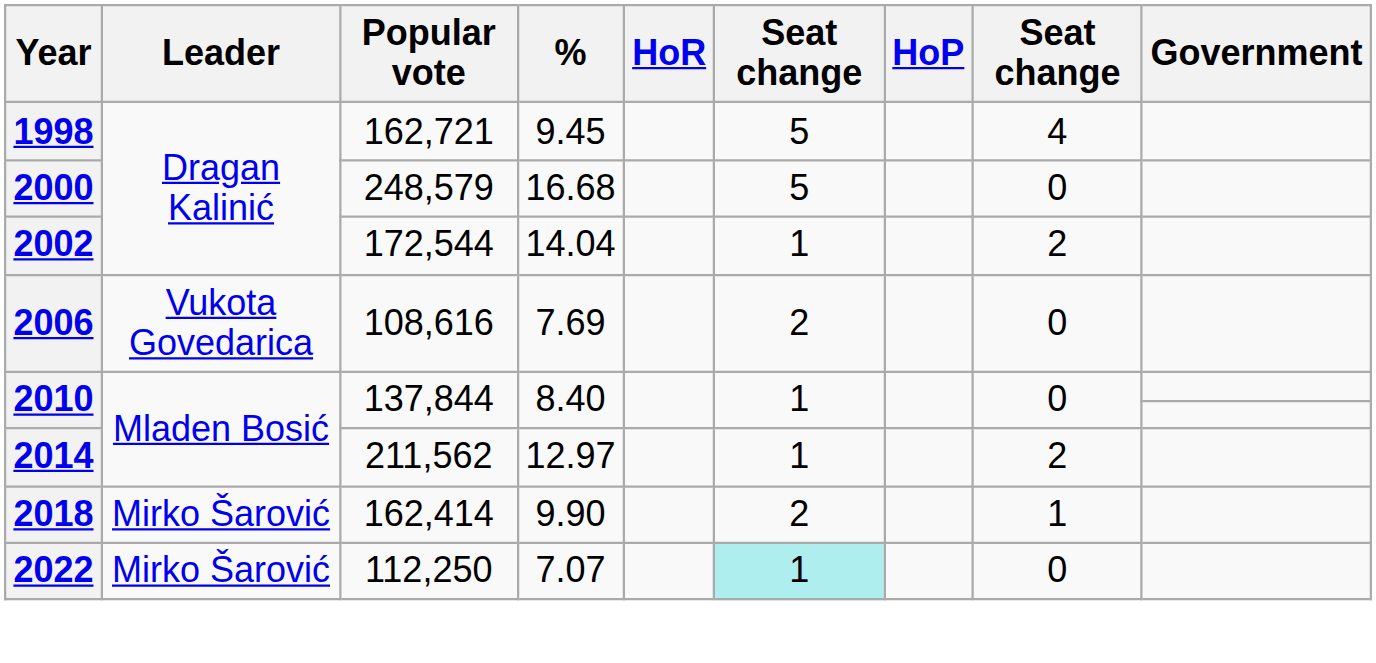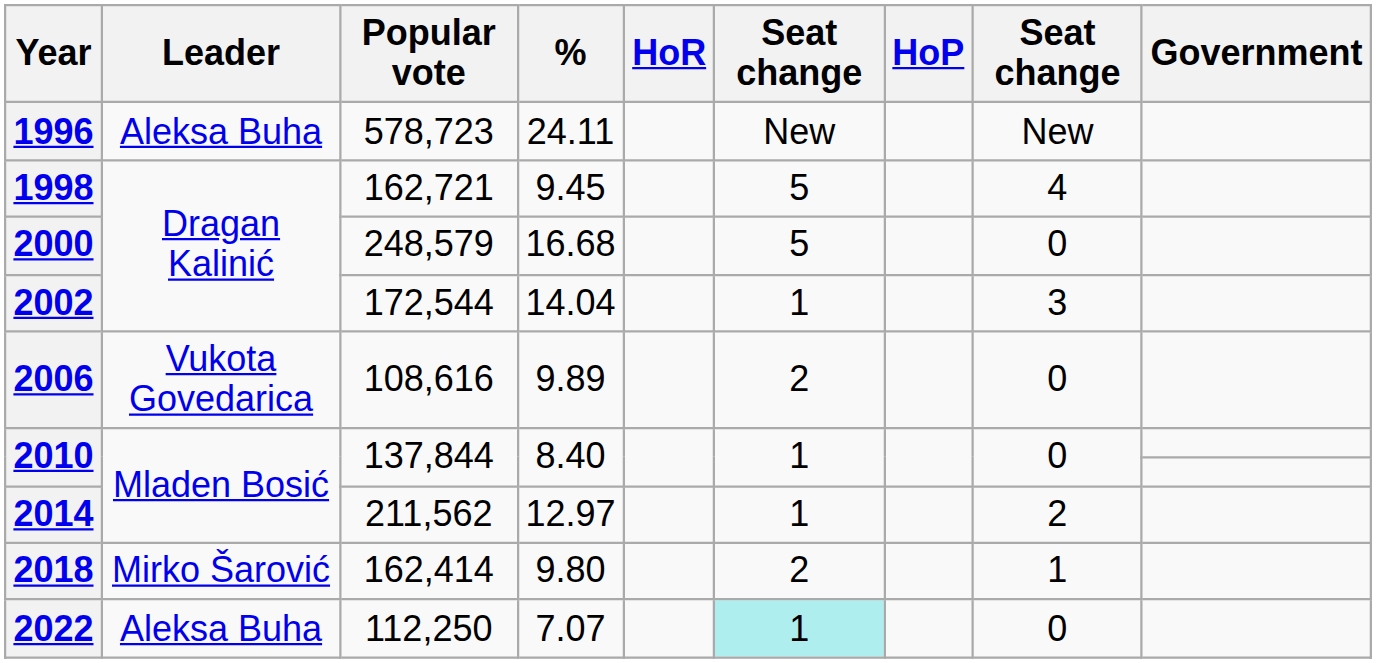+ row: (53, 130)
(1057, 244) 2 -> (1057, 301) 3
(571, 322) 7.69 -> (571, 379) 9.89
(571, 513) 9.90 -> (571, 570) 9.80
(221, 570) Mirko Šarović -> (221, 627) Aleksa Buha
